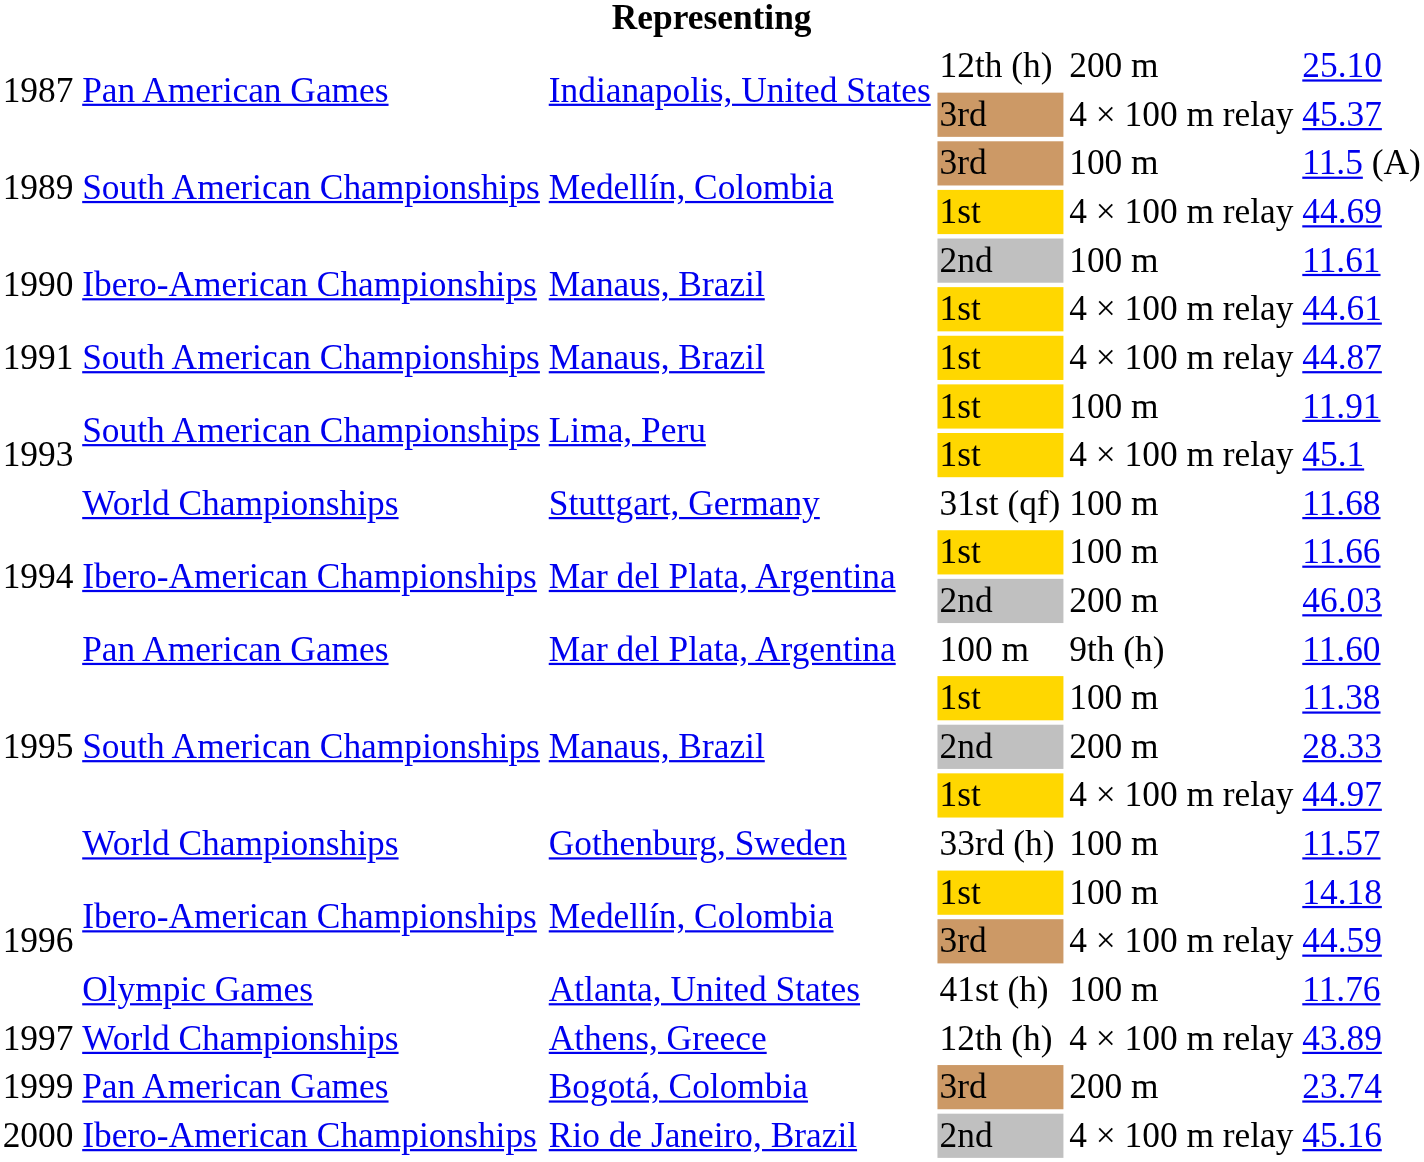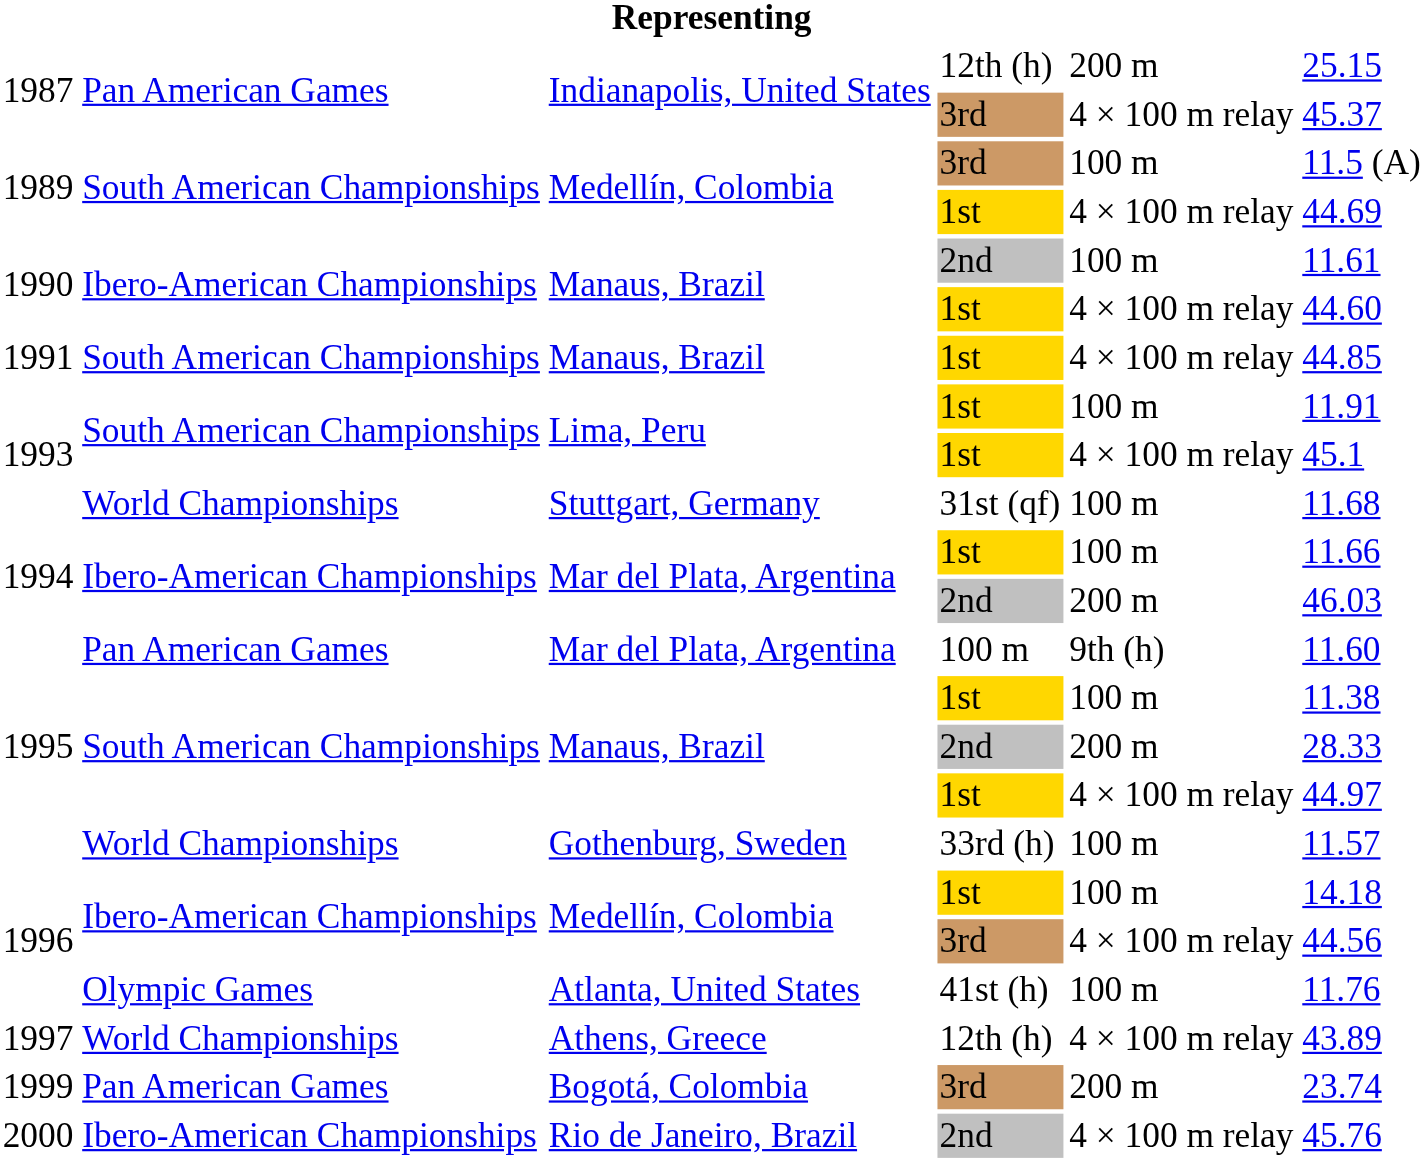(1342, 65) 25.10 -> (1342, 65) 25.15
(1342, 308) 44.61 -> (1342, 308) 44.60
(1342, 357) 44.87 -> (1342, 357) 44.85
(1342, 940) 44.59 -> (1342, 940) 44.56
(1342, 1135) 45.16 -> (1342, 1135) 45.76
